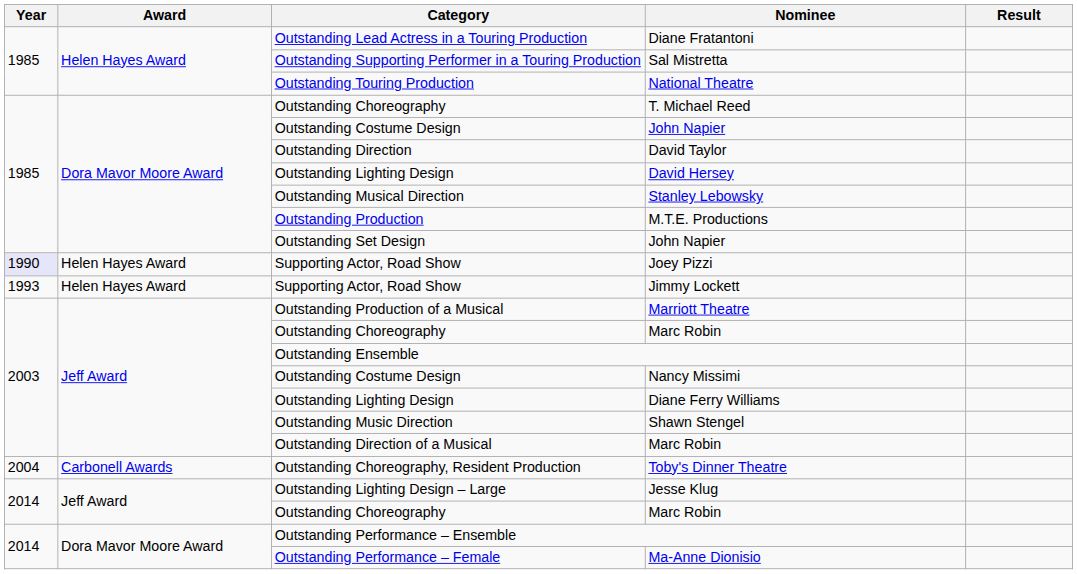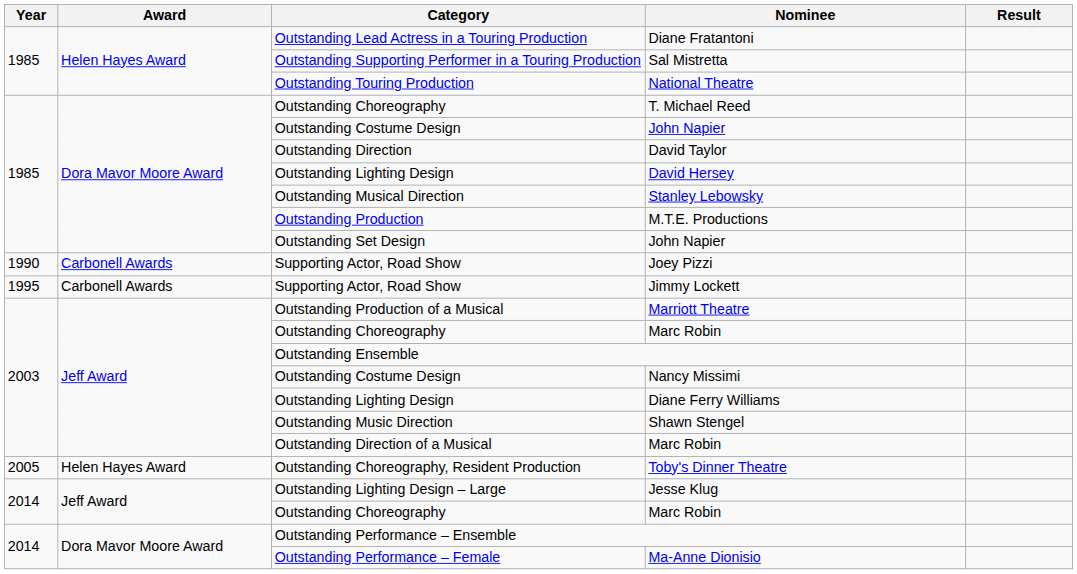(24, 264) lavender background -> (24, 264) no background
(124, 264) Helen Hayes Award -> (117, 264) Carbonell Awards
(24, 286) 1993 -> (24, 286) 1995
(124, 286) Helen Hayes Award -> (117, 286) Carbonell Awards
(24, 467) 2004 -> (24, 467) 2005
(117, 467) Carbonell Awards -> (124, 467) Helen Hayes Award
